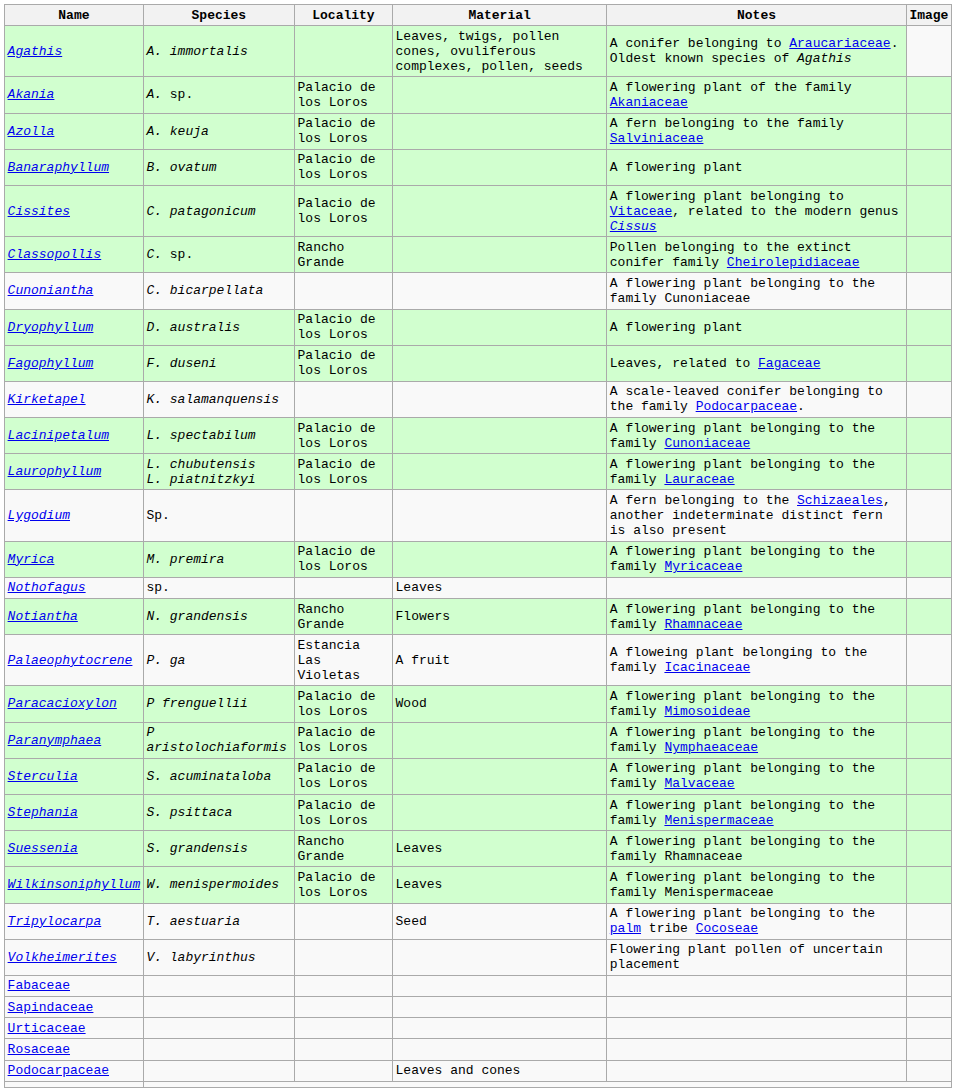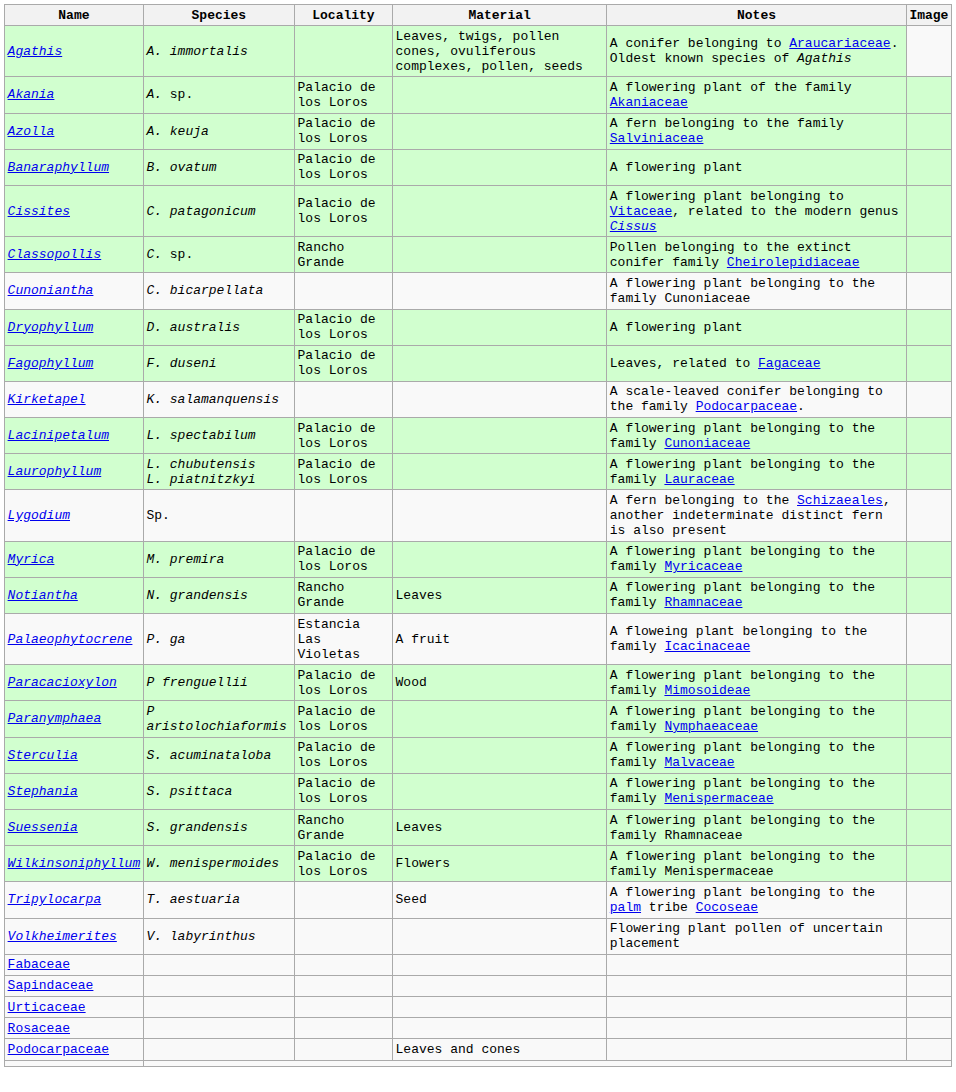- row: (47, 588)
(423, 617) Flowers -> (419, 595) Leaves
(419, 885) Leaves -> (423, 864) Flowers
